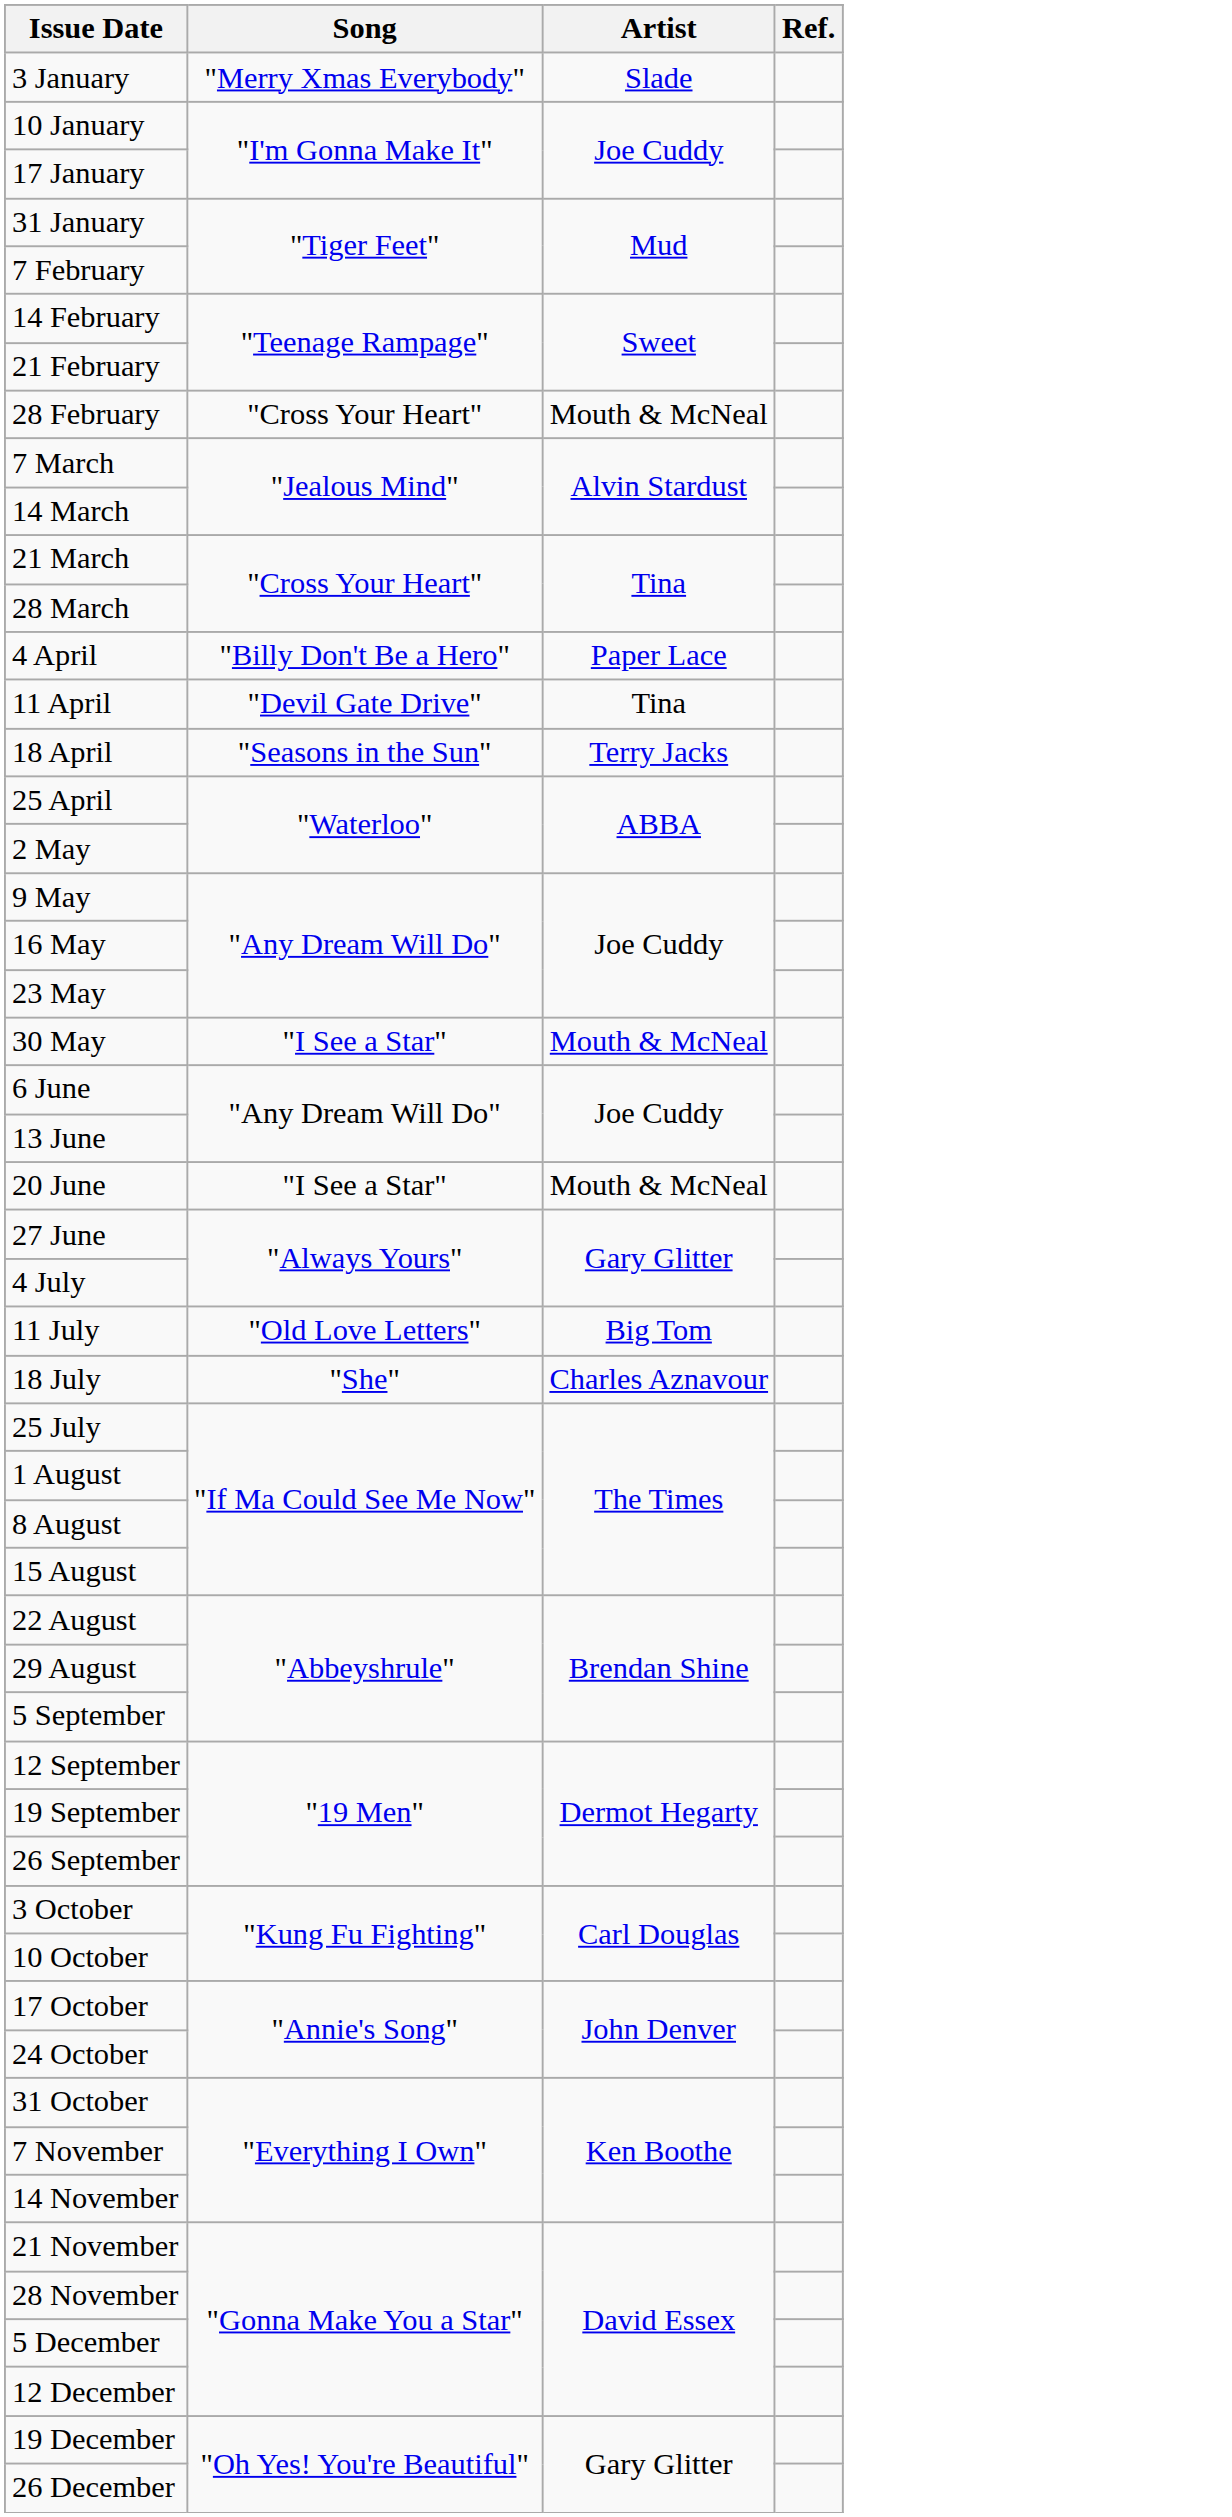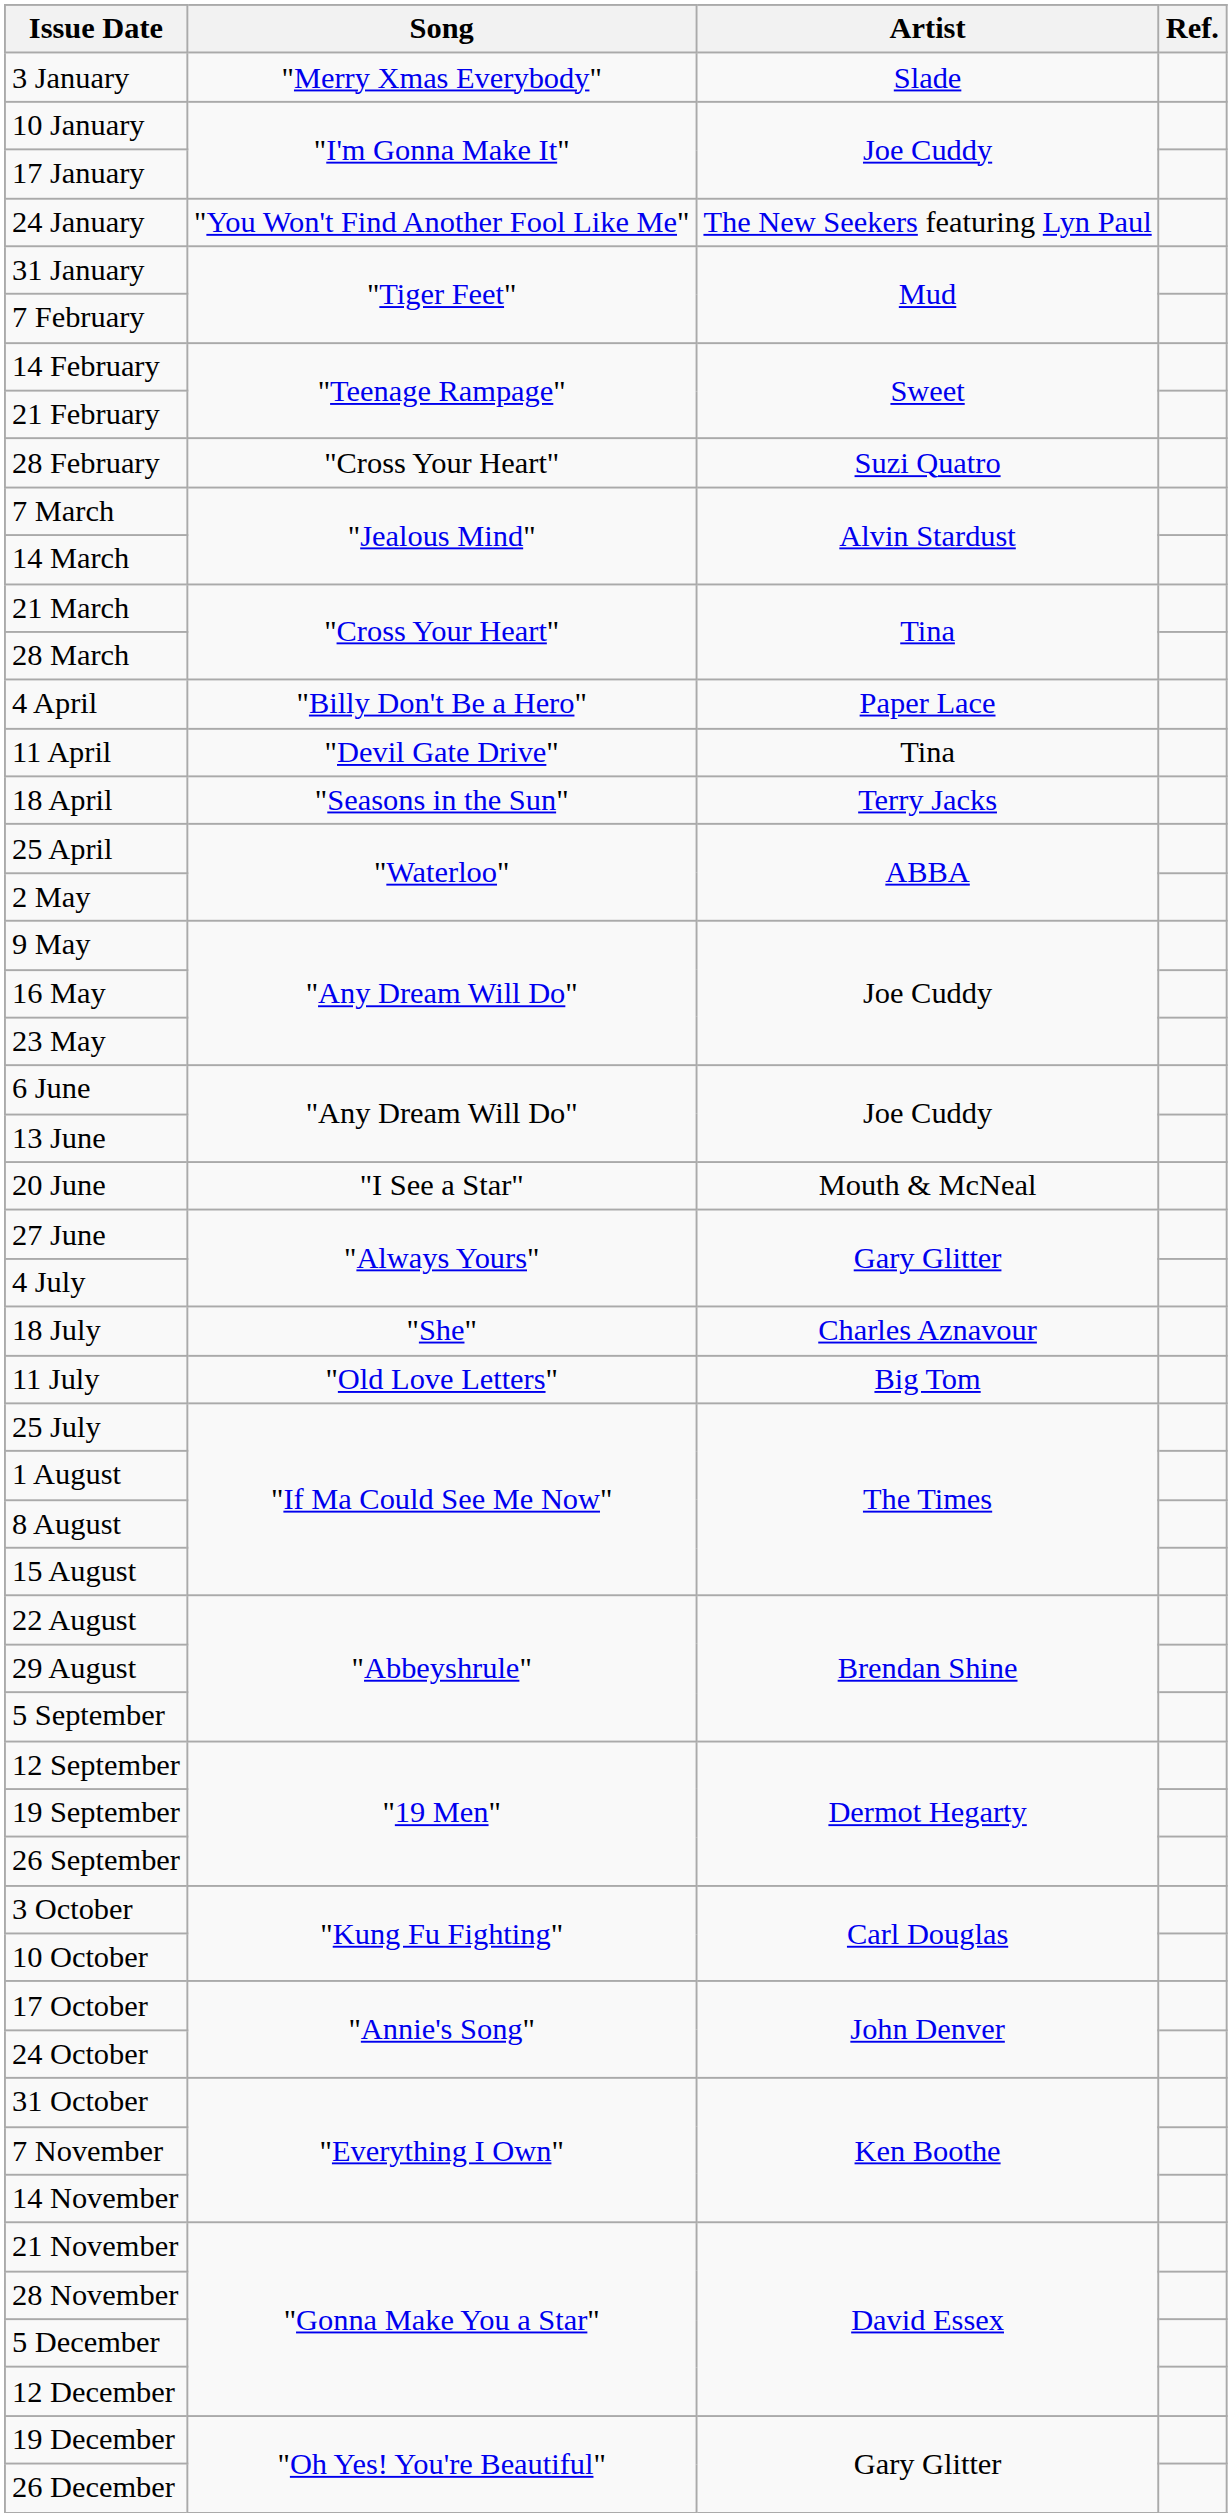+ row: (78, 221)
(659, 414) Mouth & McNeal -> (928, 462) Suzi Quatro
- row: (59, 1041)
rows swapped: (56, 1330) <-> (56, 1378)
